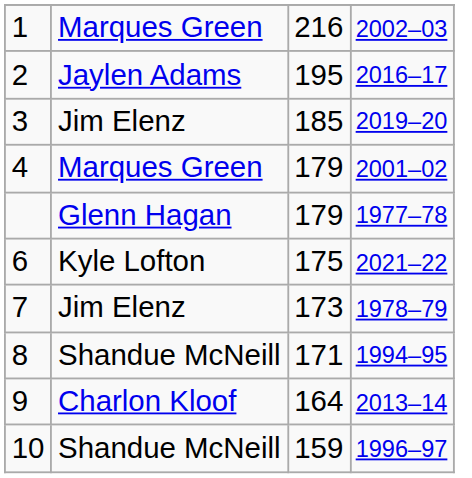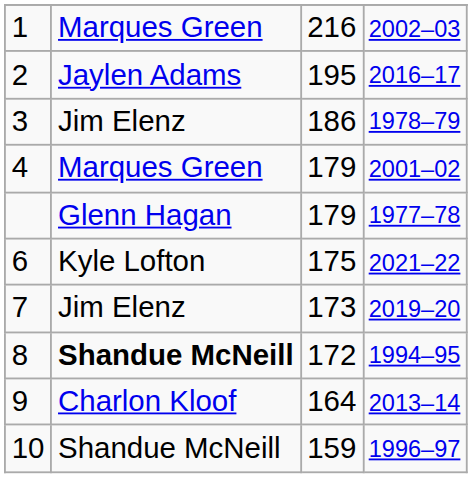(319, 121) 185 -> (332, 121) 186
(402, 122) 2019–20 -> (415, 122) 1978–79
(402, 308) 1978–79 -> (415, 308) 2019–20
(169, 354) normal -> (176, 354) bold
(319, 354) 171 -> (332, 354) 172
